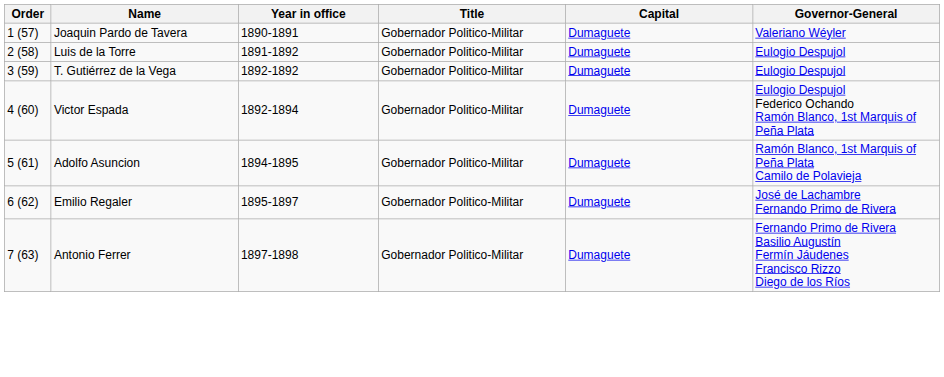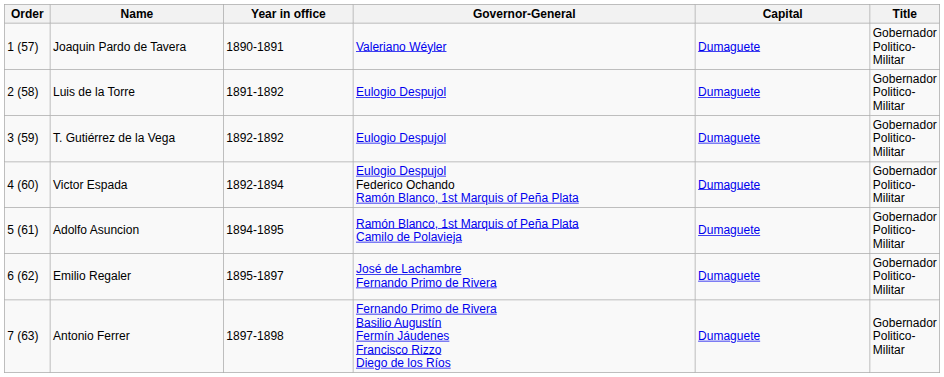columns swapped: (472, 14) <-> (846, 14)
